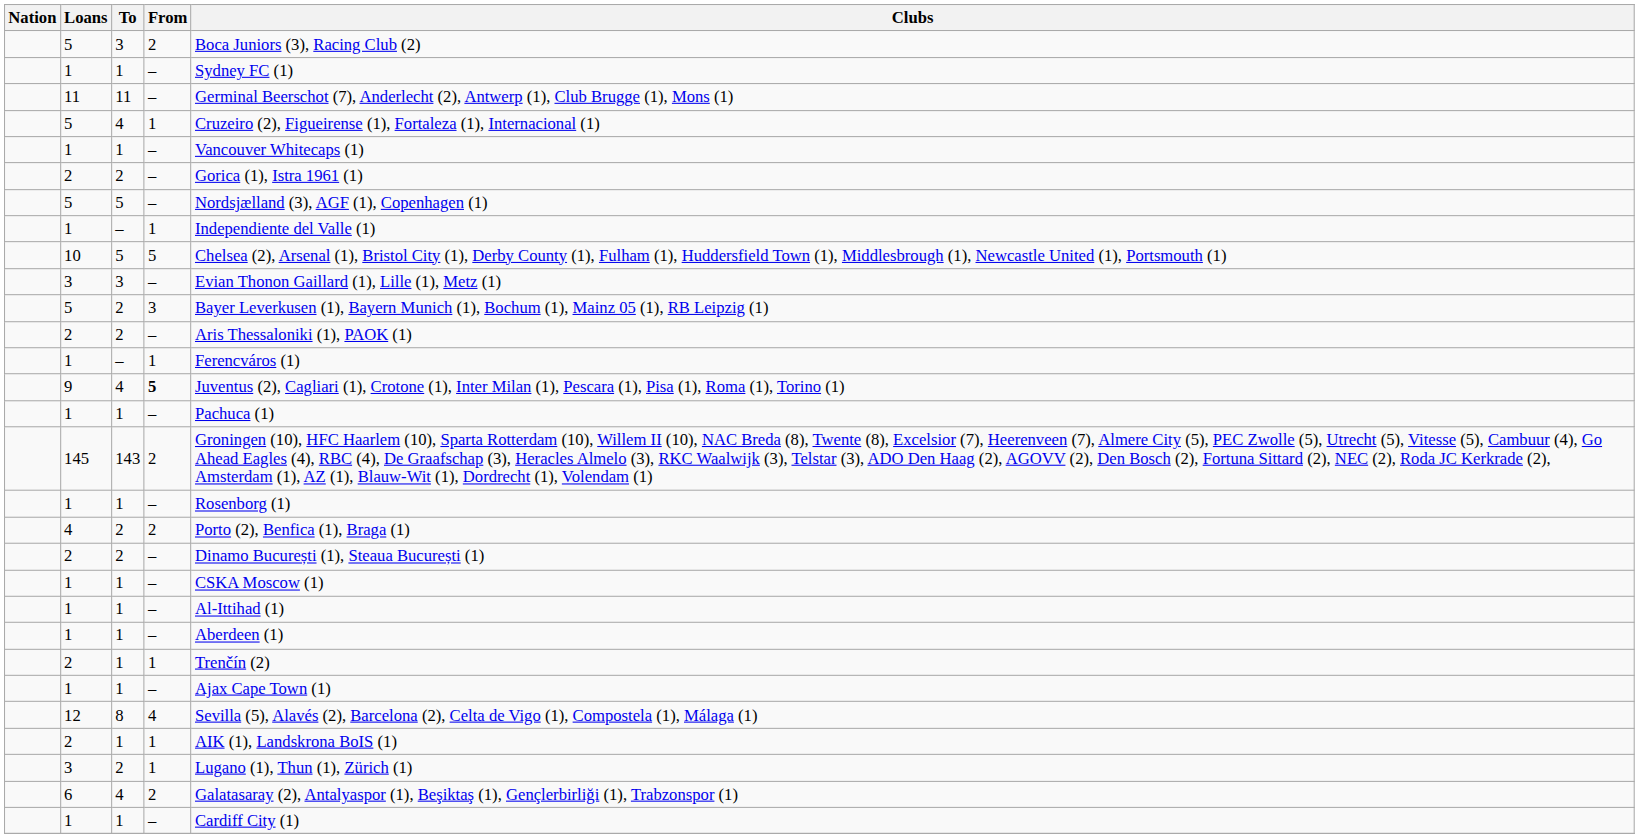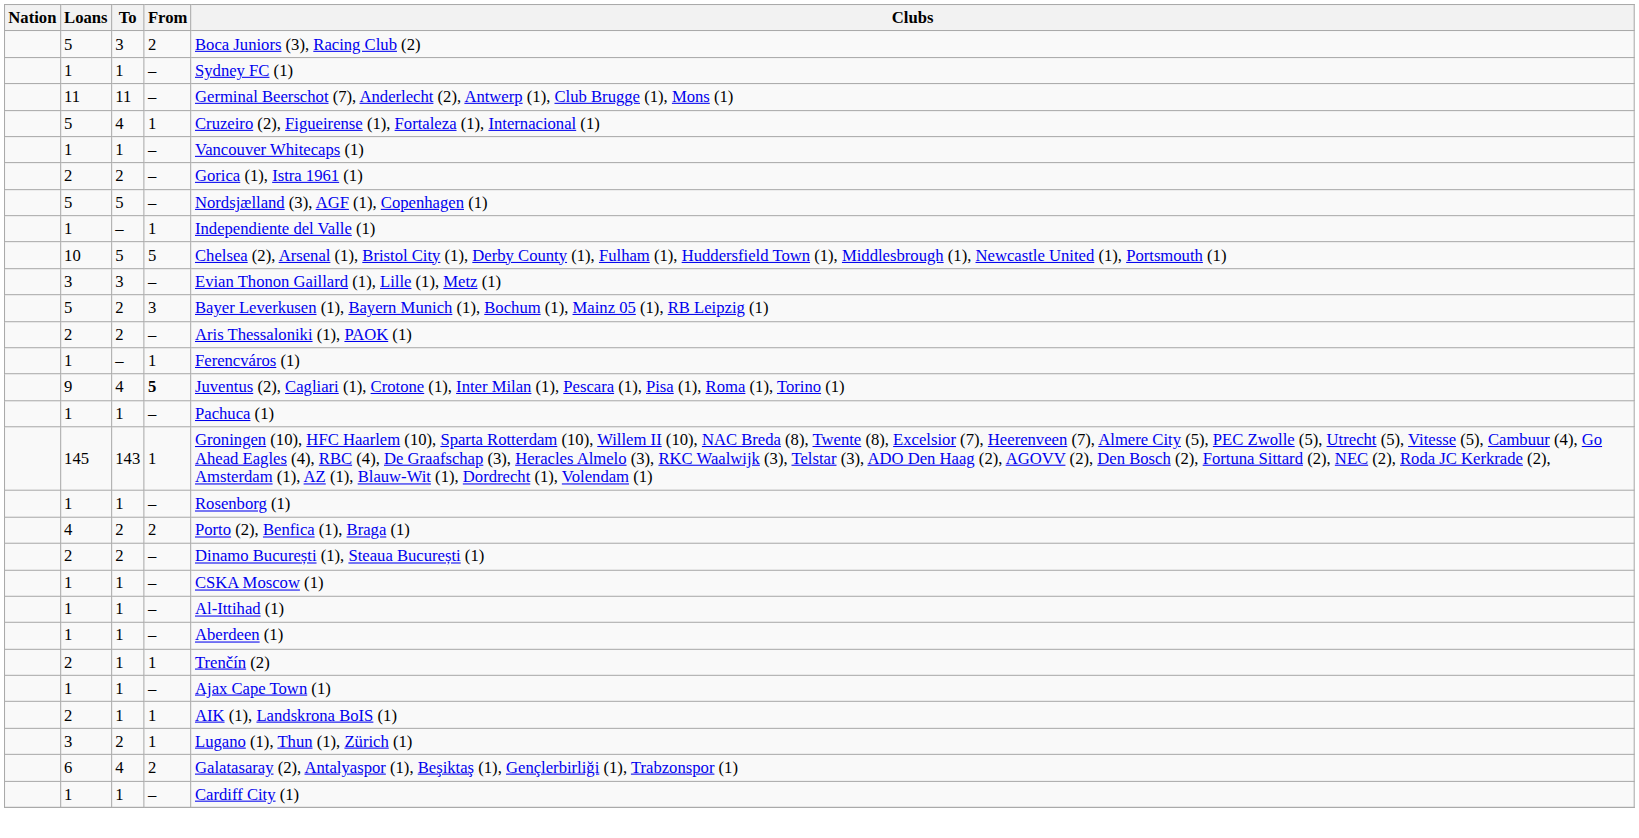(152, 458) 2 -> (152, 458) 1
- row: (72, 714)
